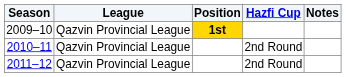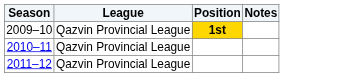- column: (273, 13)
